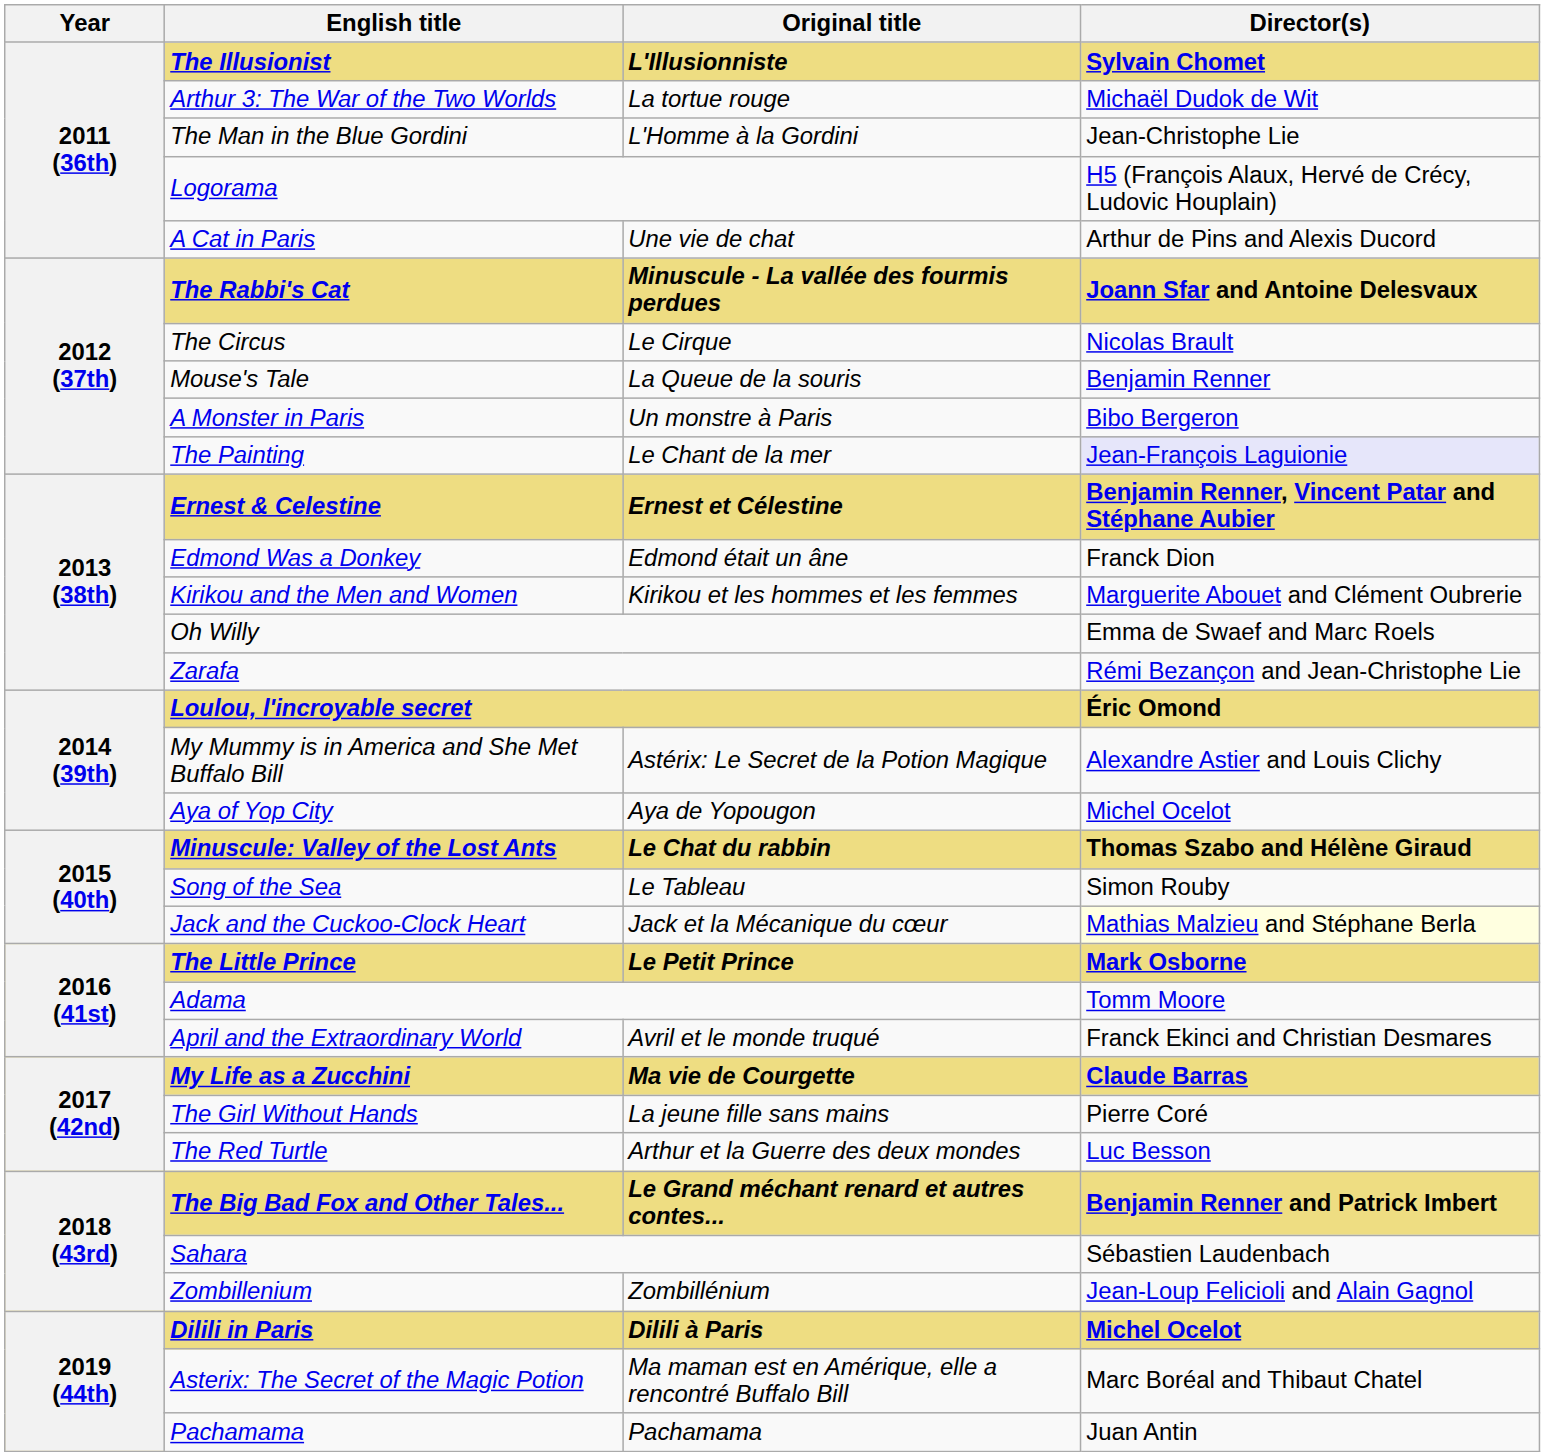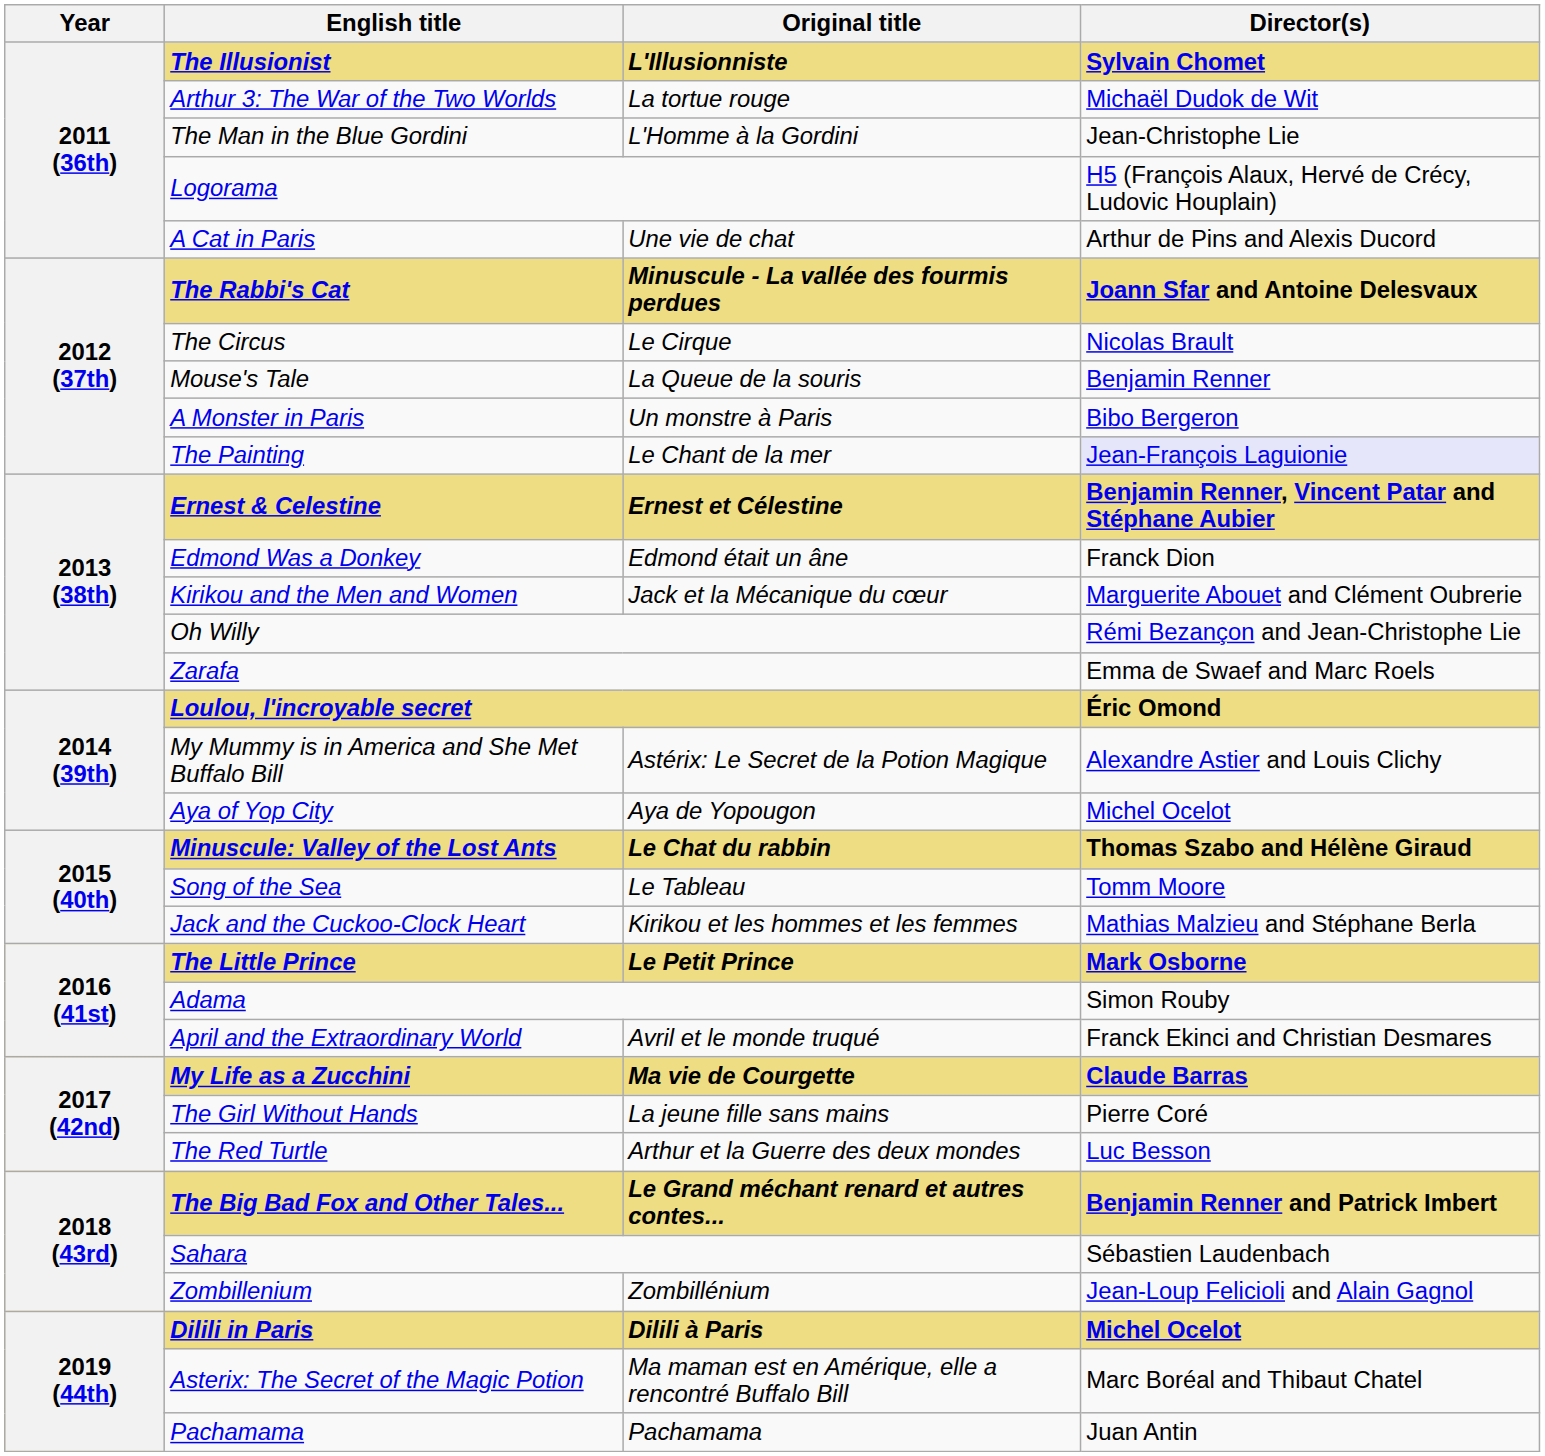(823, 595) Kirikou et les hommes et les femmes -> (788, 595) Jack et la Mécanique du cœur
(1260, 633) Emma de Swaef and Marc Roels -> (1304, 633) Rémi Bezançon and Jean-Christophe Lie
(1304, 670) Rémi Bezançon and Jean-Christophe Lie -> (1260, 670) Emma de Swaef and Marc Roels
(1158, 886) Simon Rouby -> (1156, 886) Tomm Moore
(788, 924) Jack et la Mécanique du cœur -> (823, 924) Kirikou et les hommes et les femmes
(1281, 924) lightyellow background -> (1281, 924) no background
(1156, 1000) Tomm Moore -> (1158, 1000) Simon Rouby
